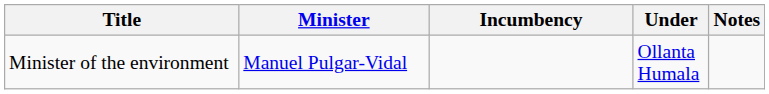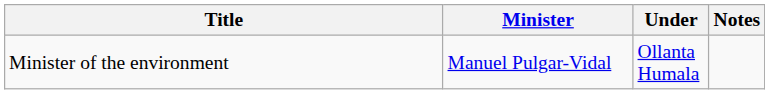- column: (531, 19)
